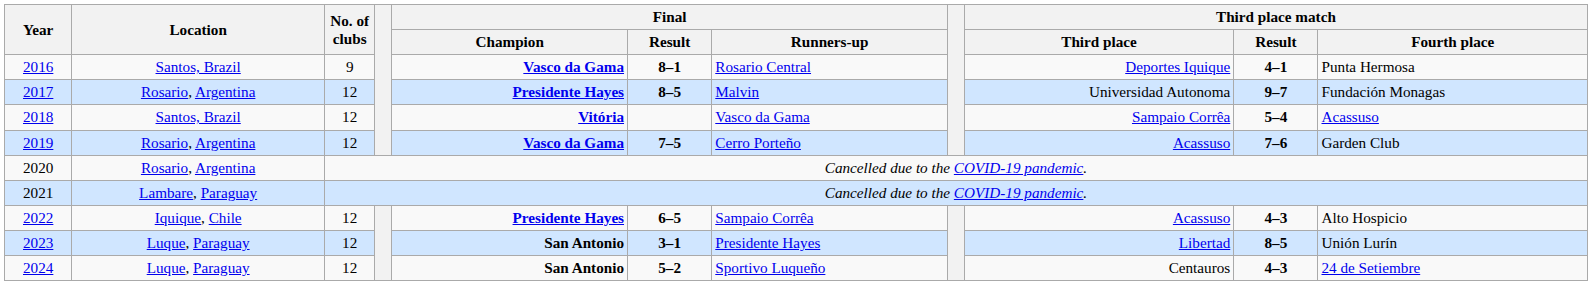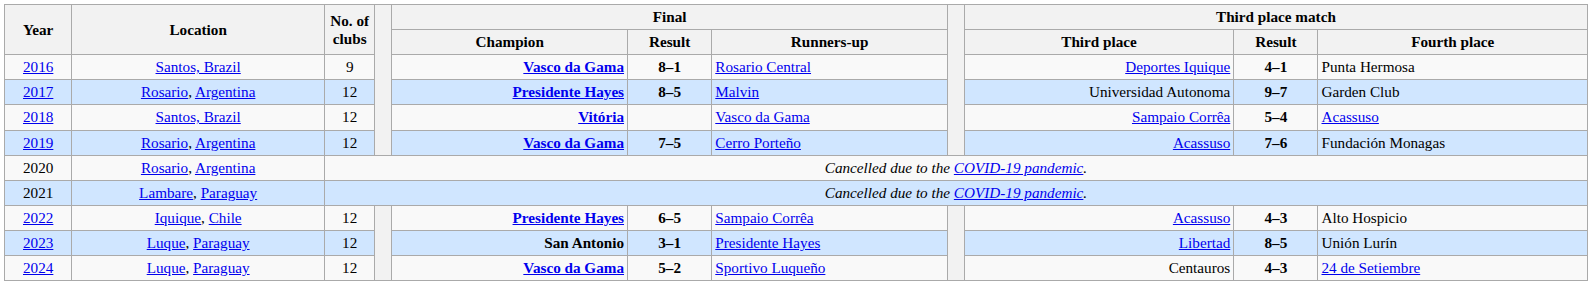(1383, 92) Fundación Monagas -> (1361, 92) Garden Club
(1361, 142) Garden Club -> (1383, 142) Fundación Monagas
(584, 267) San Antonio -> (574, 267) Vasco da Gama
